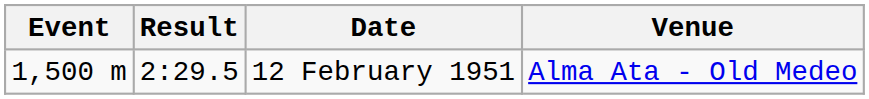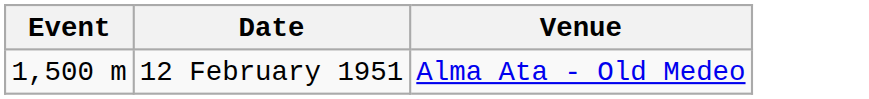- column: (189, 27)
